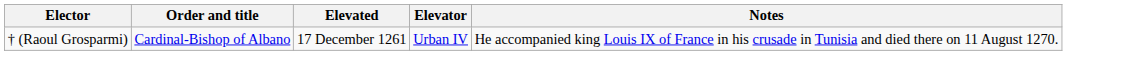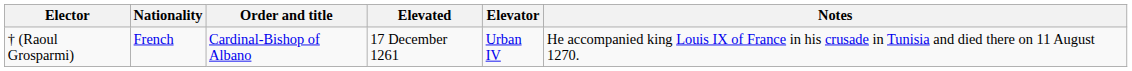+ column: (168, 15)
